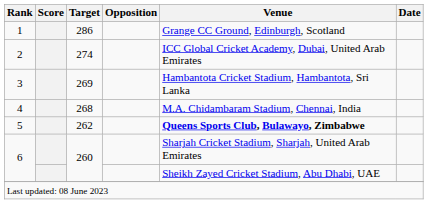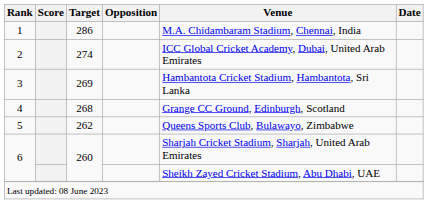(253, 30) Grange CC Ground, Edinburgh, Scotland -> (262, 30) M.A. Chidambaram Stadium, Chennai, India
(262, 108) M.A. Chidambaram Stadium, Chennai, India -> (253, 108) Grange CC Ground, Edinburgh, Scotland
(263, 125) bold -> (258, 125) normal
